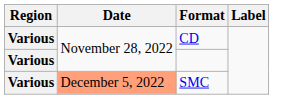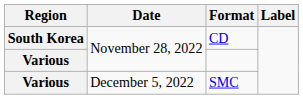(31, 37) Various -> (46, 37) South Korea
(112, 82) lightsalmon background -> (142, 82) no background
